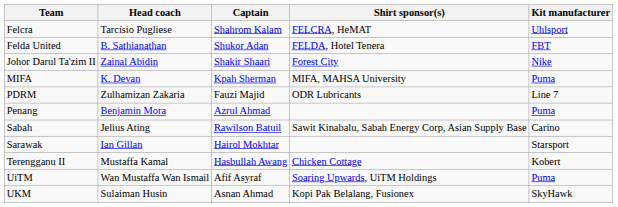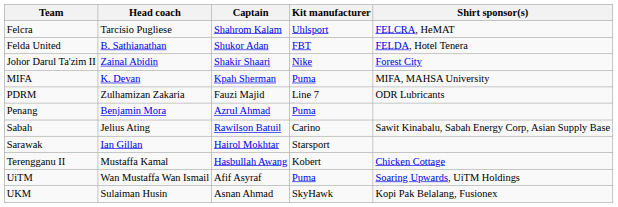columns swapped: (571, 12) <-> (409, 12)
